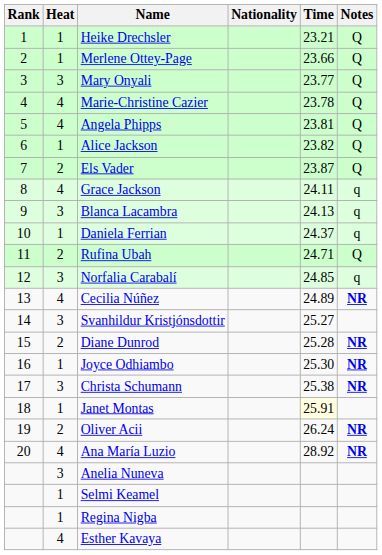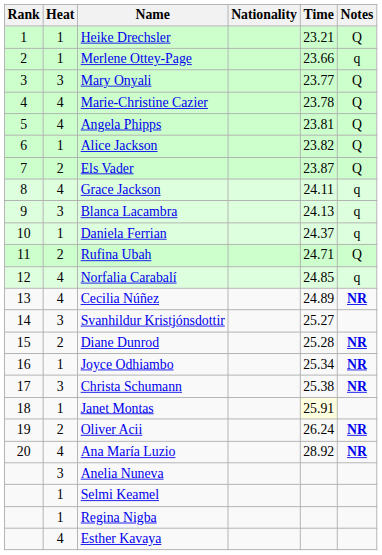(357, 59) Q -> (357, 59) q
(60, 277) 3 -> (60, 277) 4
(319, 364) 25.30 -> (319, 364) 25.34
